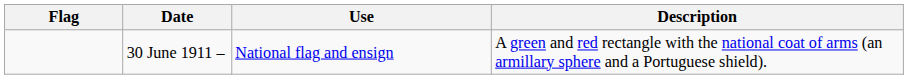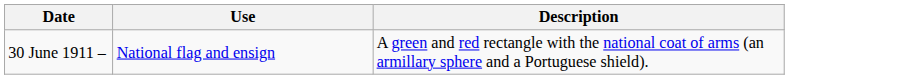- column: (64, 17)
